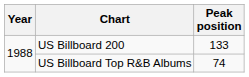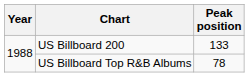(219, 63) 74 -> (219, 63) 78
